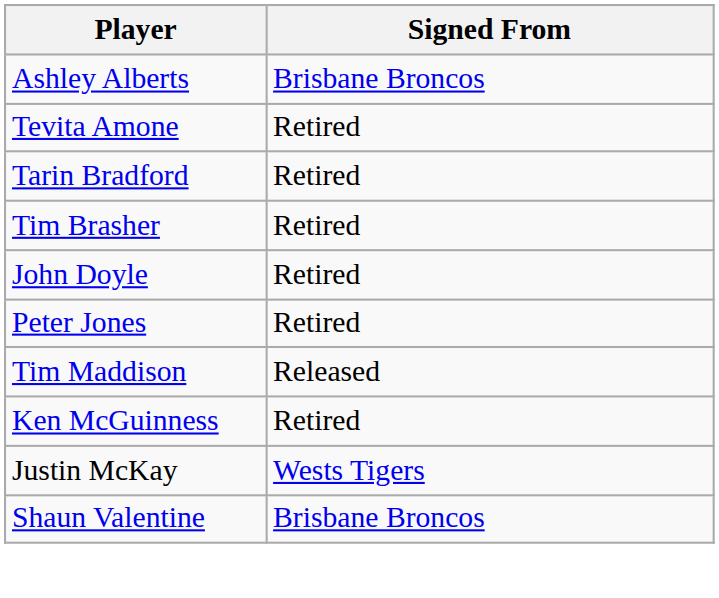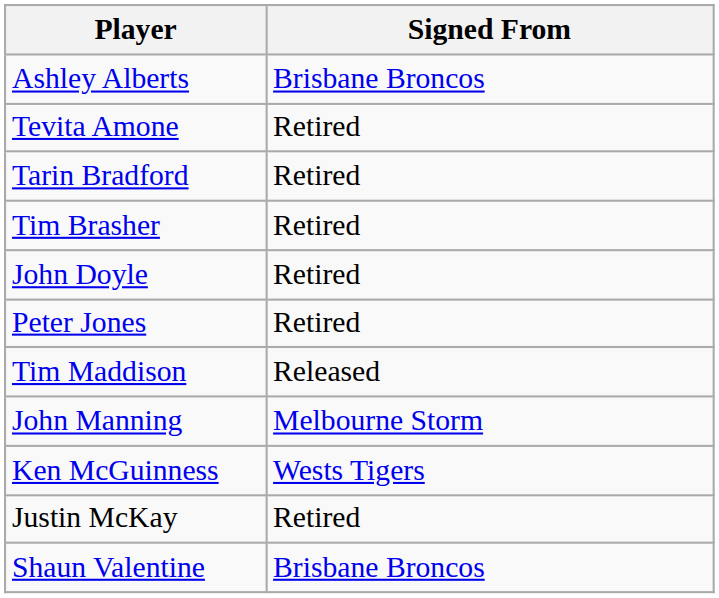+ row: (97, 420)
(317, 420) Retired -> (349, 469) Wests Tigers
(349, 469) Wests Tigers -> (317, 518) Retired
